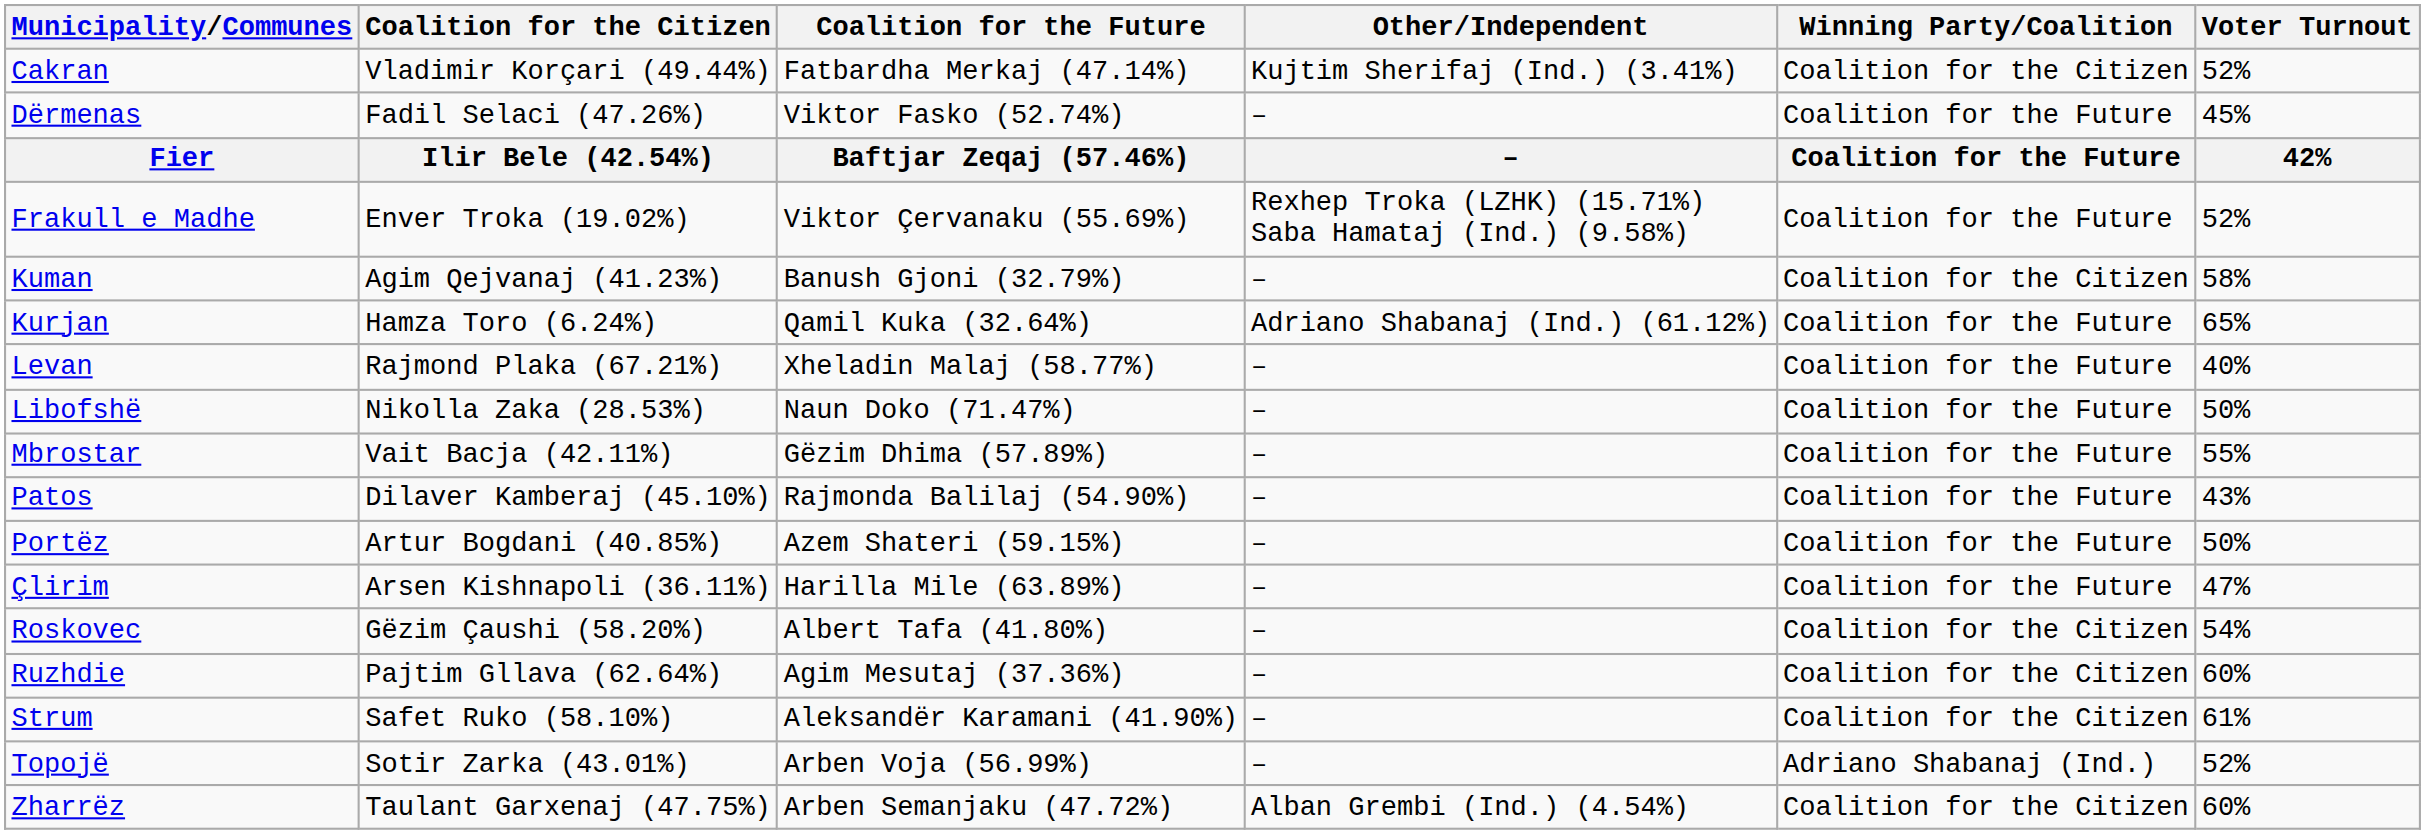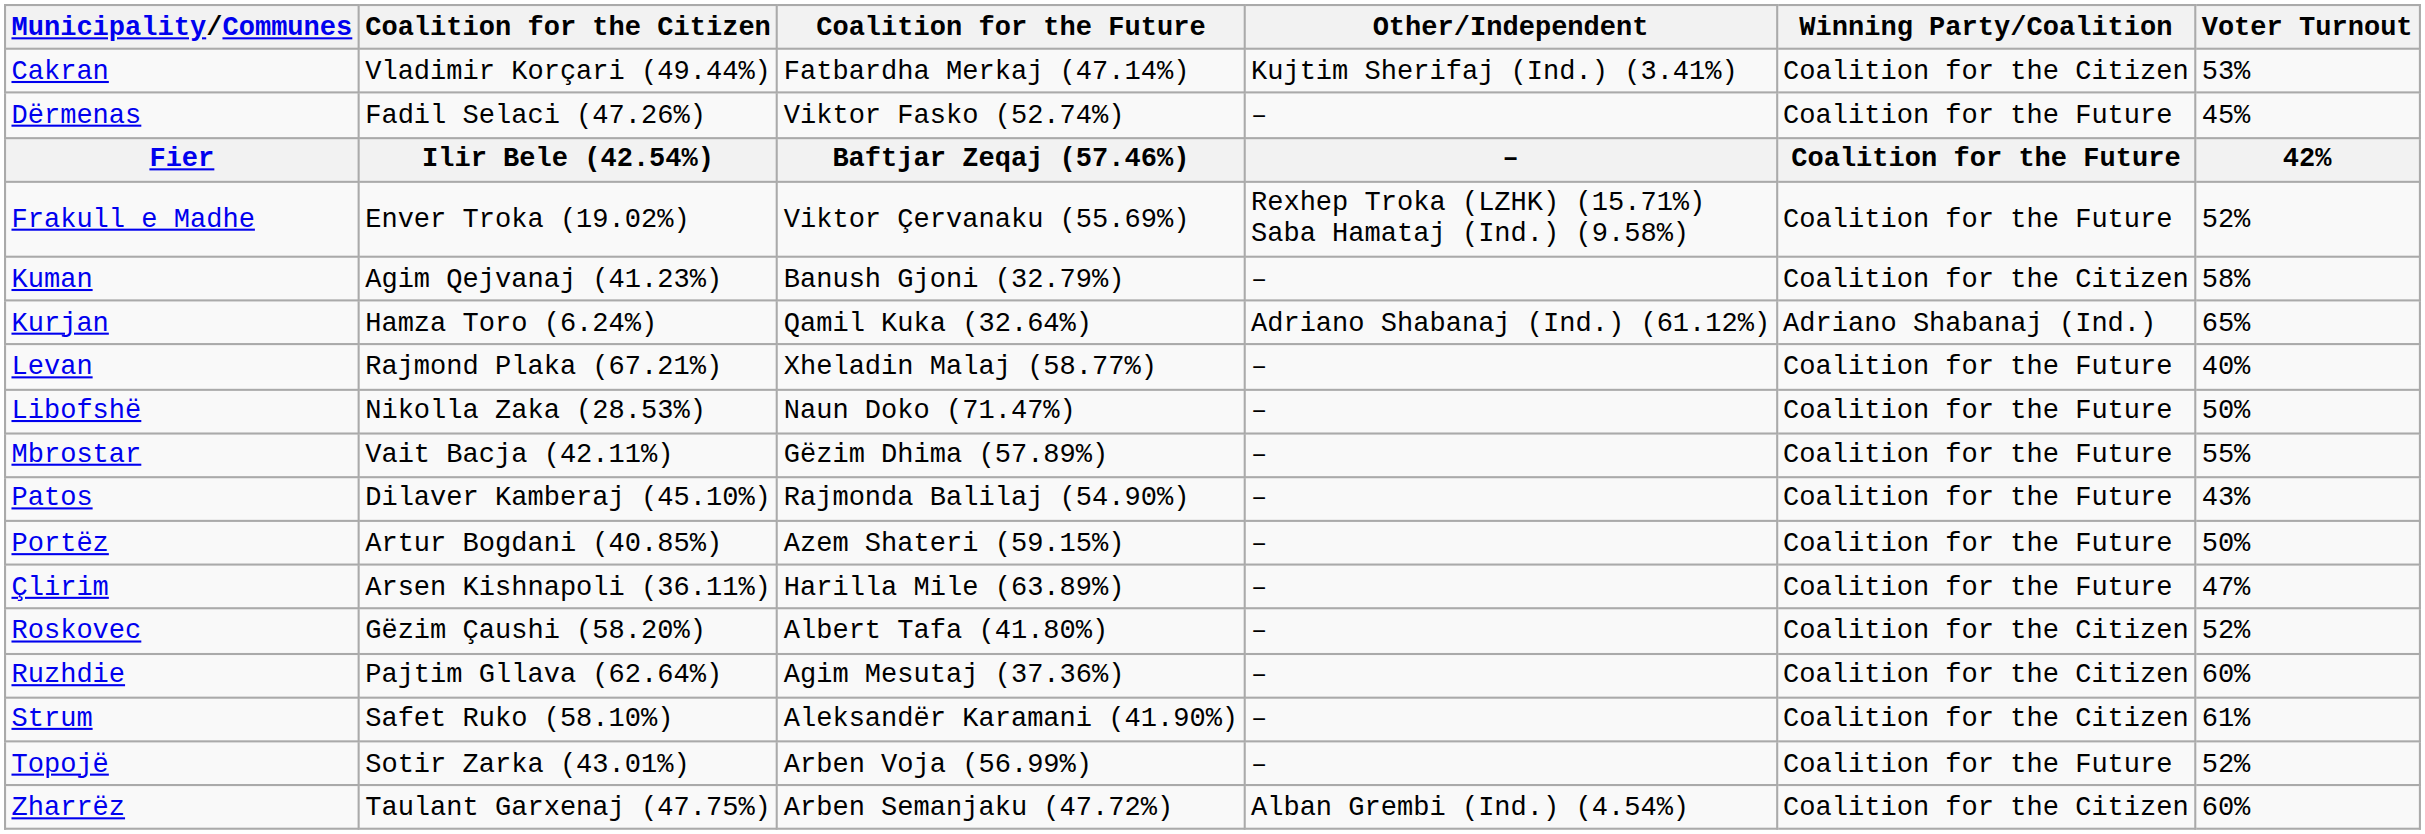(2226, 71) 52% -> (2226, 71) 53%
(1978, 323) Coalition for the Future -> (1970, 323) Adriano Shabanaj (Ind.)
(2226, 631) 54% -> (2226, 631) 52%
(1970, 763) Adriano Shabanaj (Ind.) -> (1978, 763) Coalition for the Future
